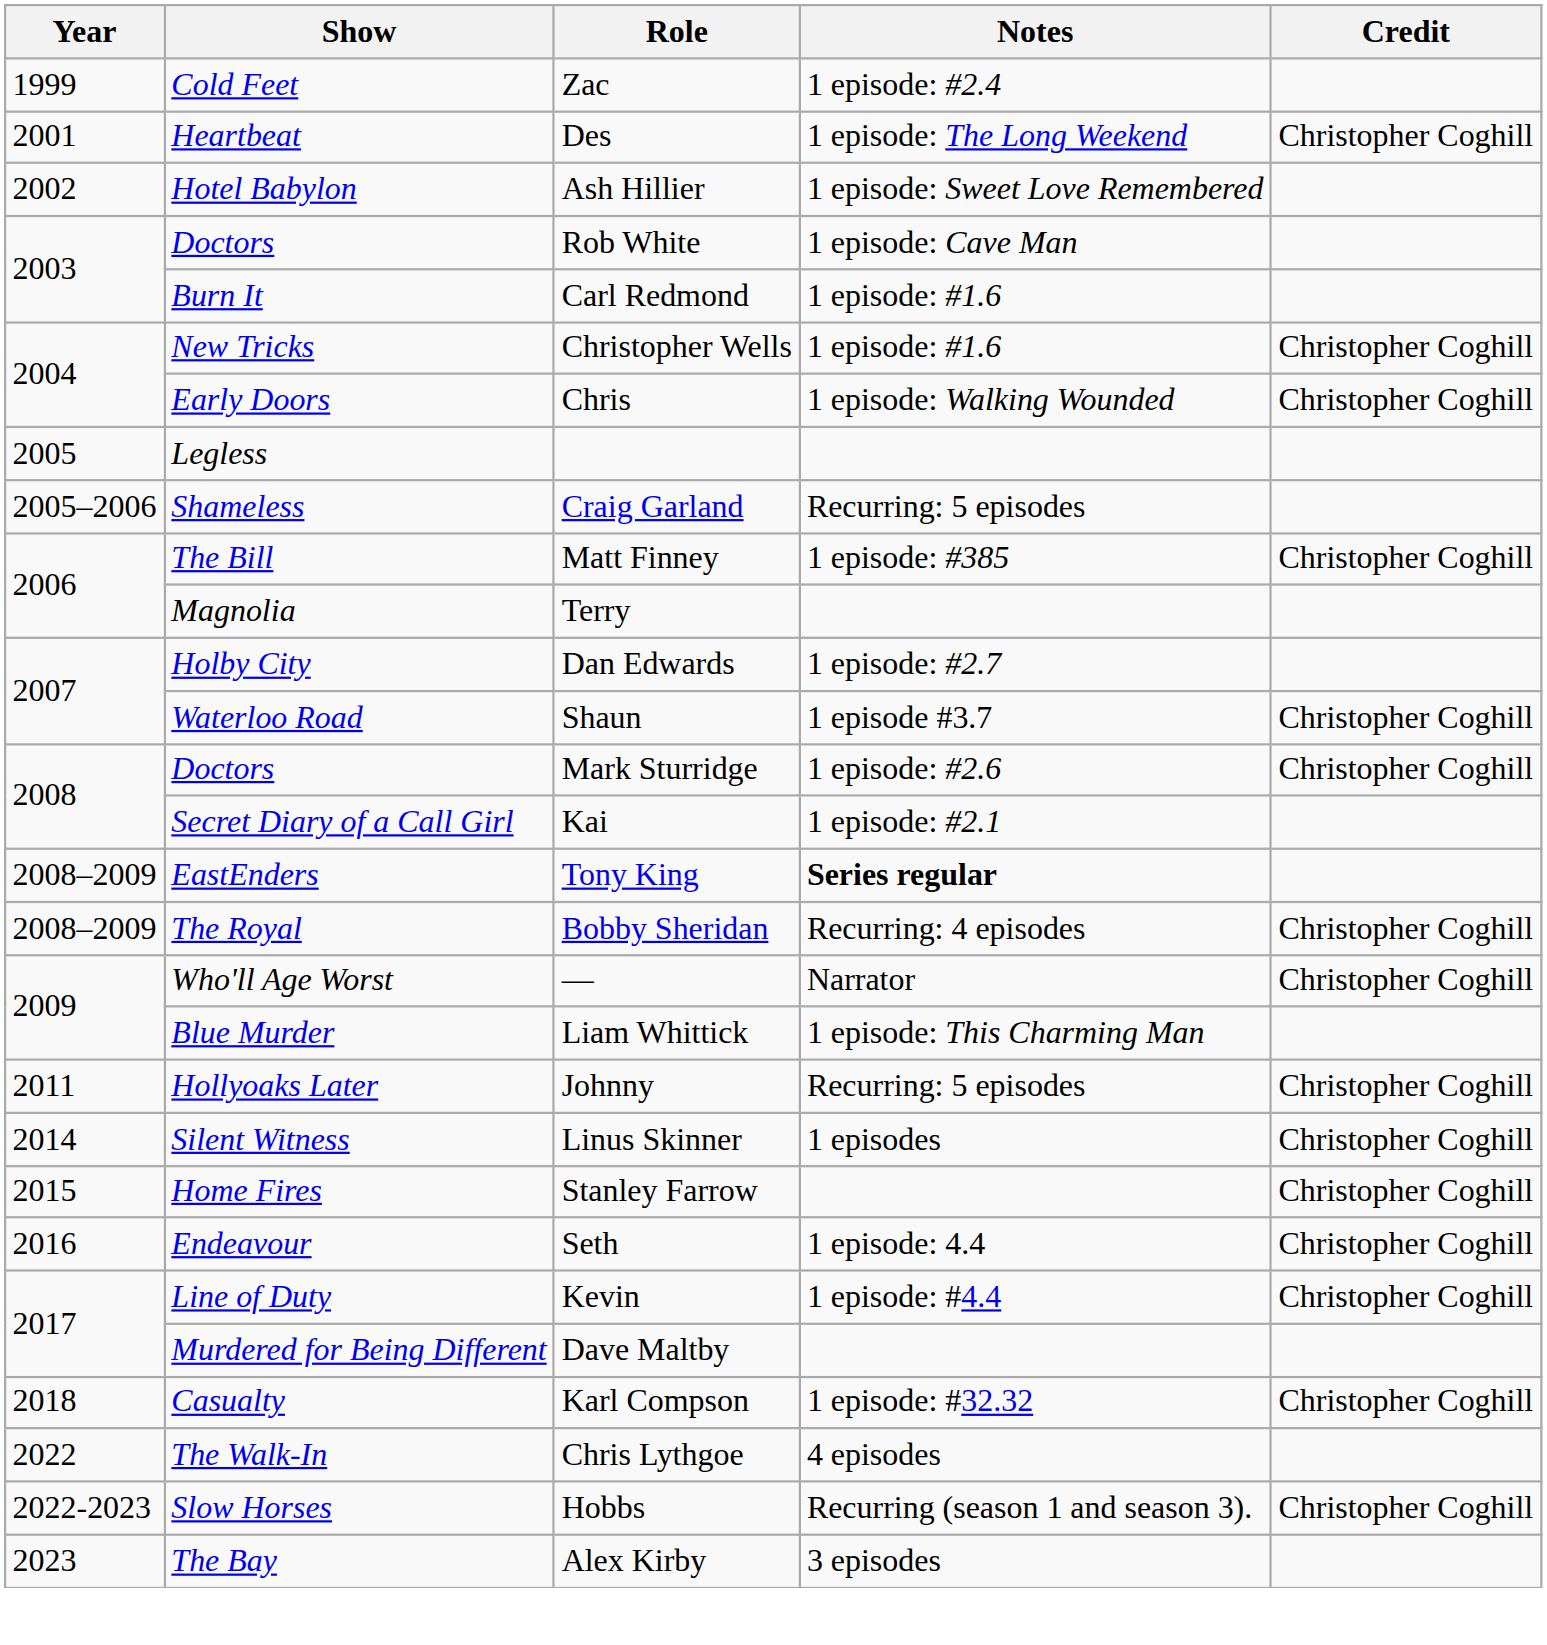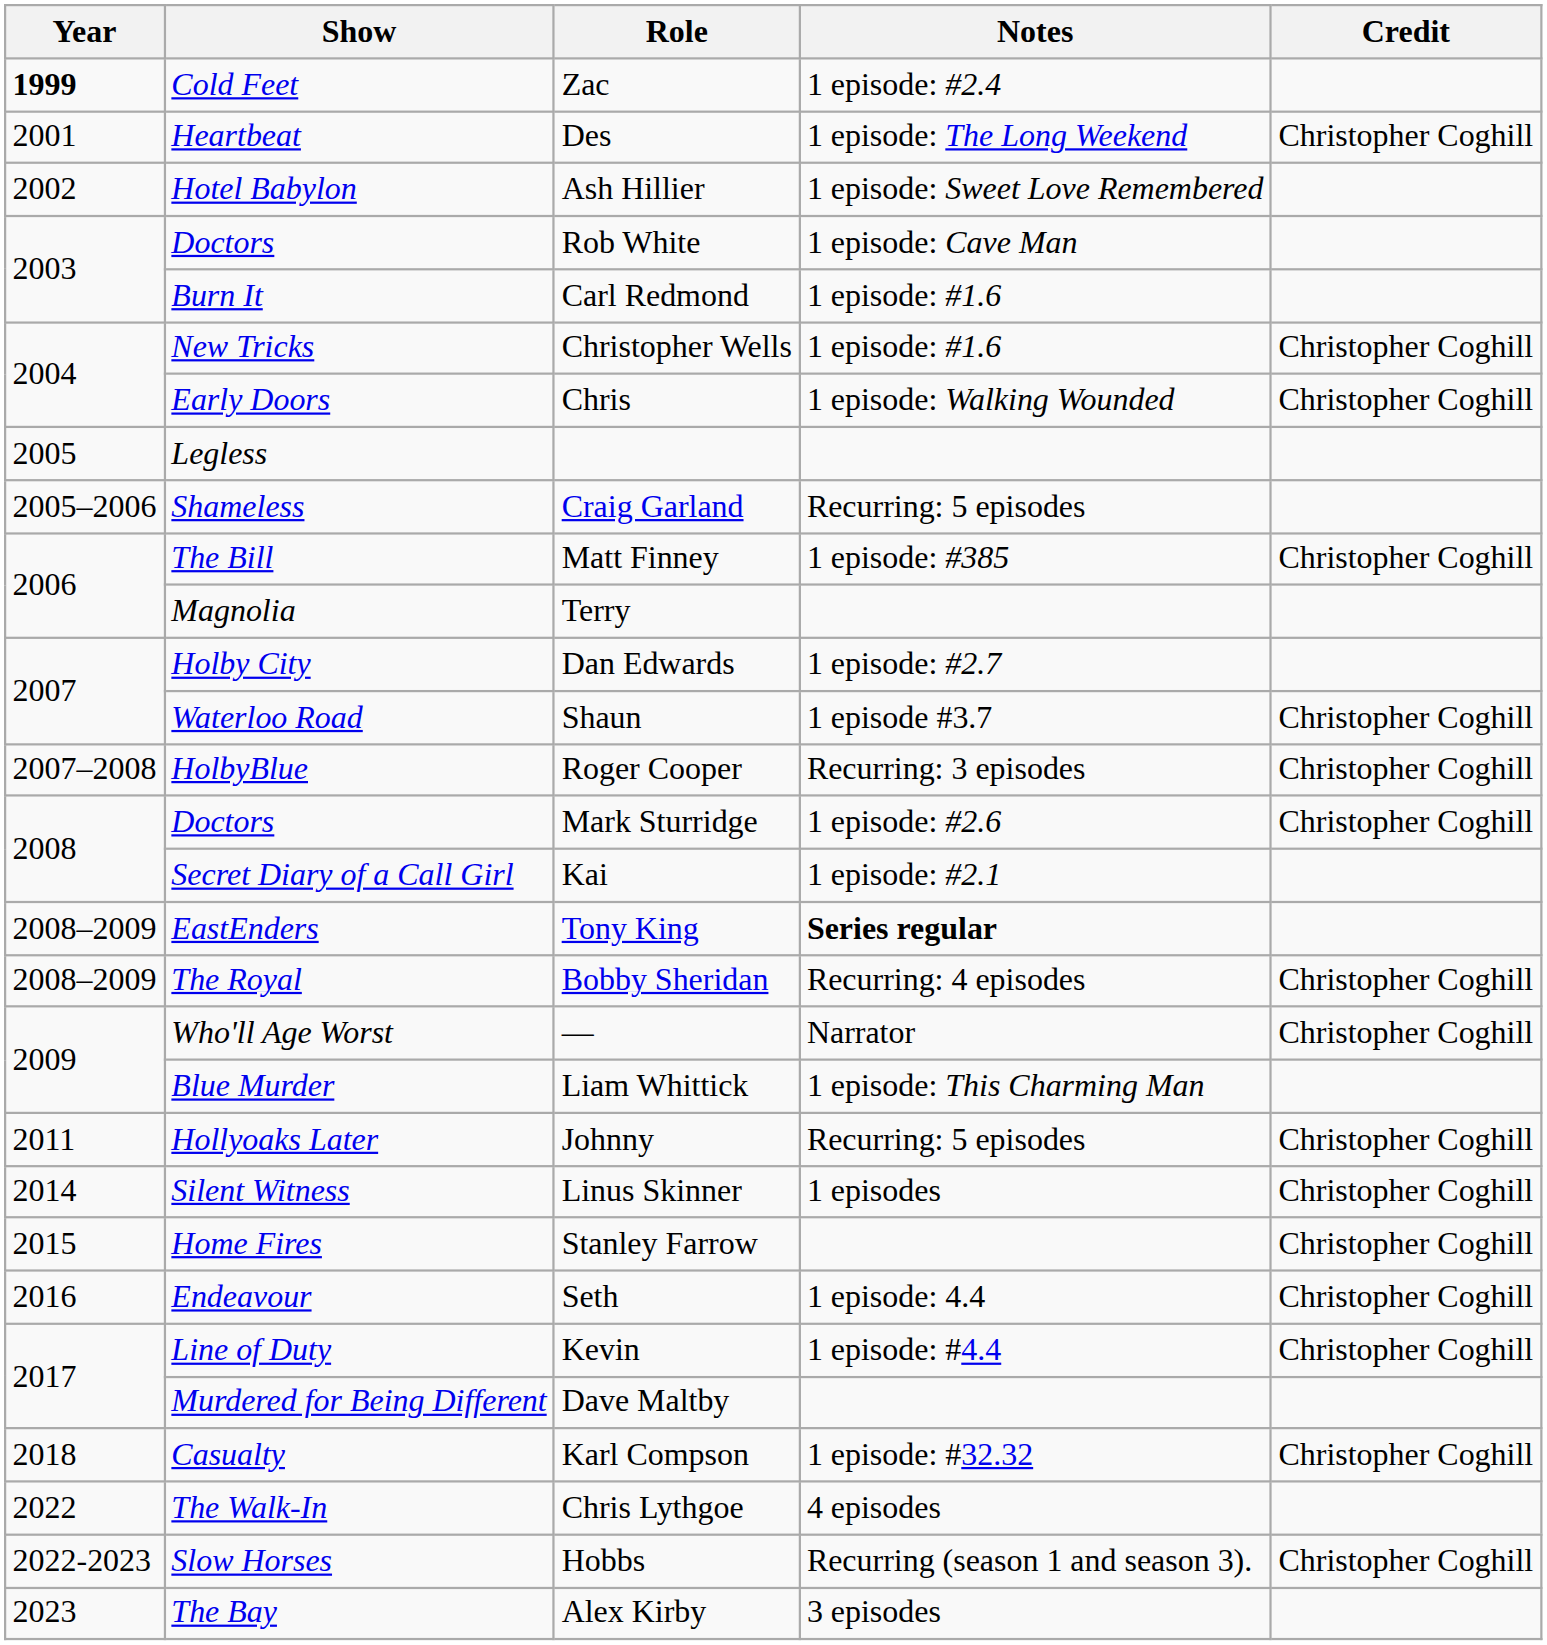(45, 83) normal -> (45, 83) bold
+ row: (652, 769)
